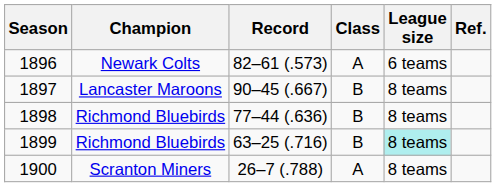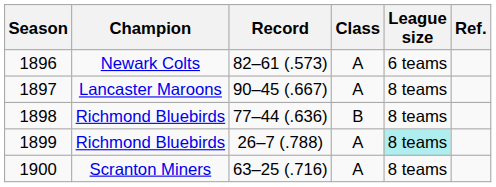(358, 90) B -> (358, 90) A
(280, 143) 63–25 (.716) -> (280, 143) 26–7 (.788)
(358, 143) B -> (358, 143) A
(280, 169) 26–7 (.788) -> (280, 169) 63–25 (.716)
